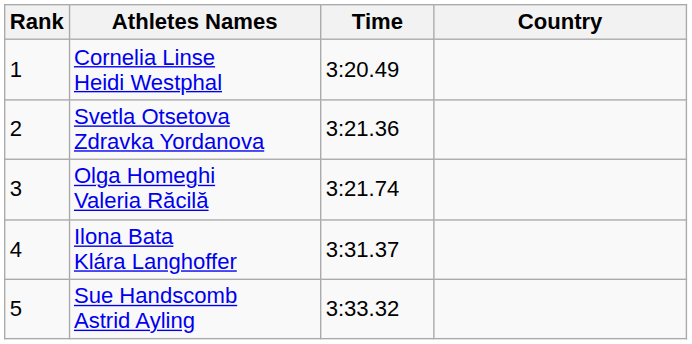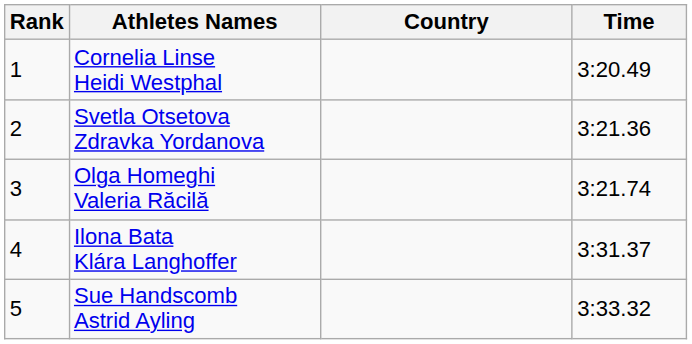columns swapped: (560, 22) <-> (377, 22)
